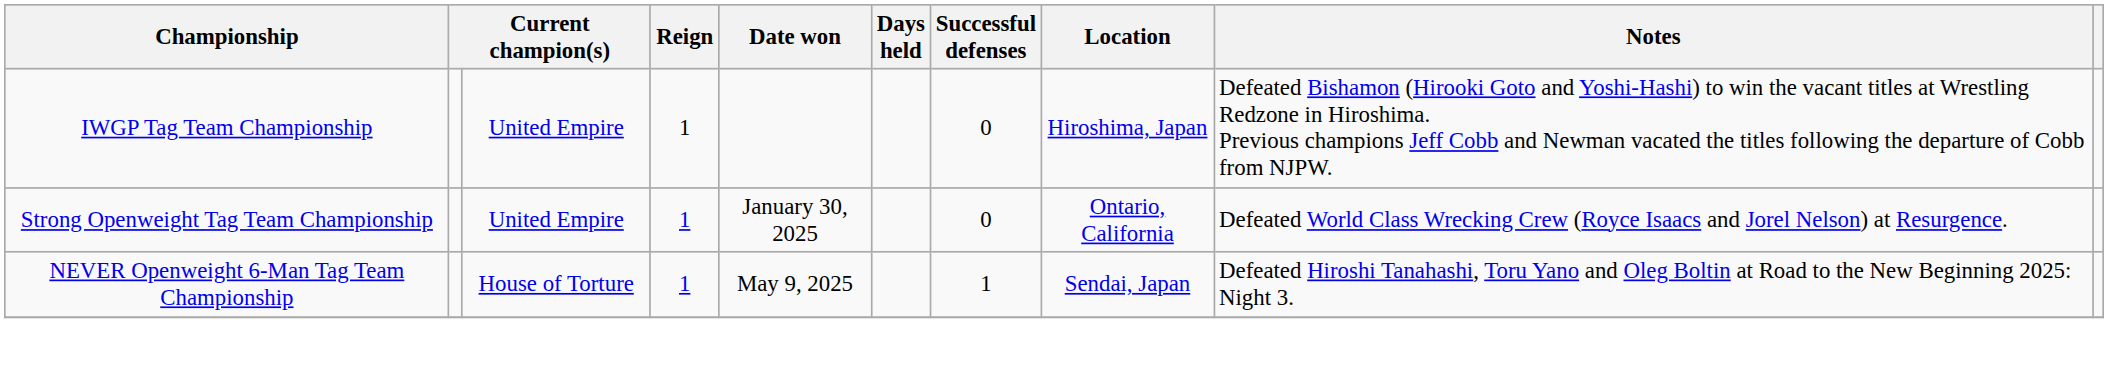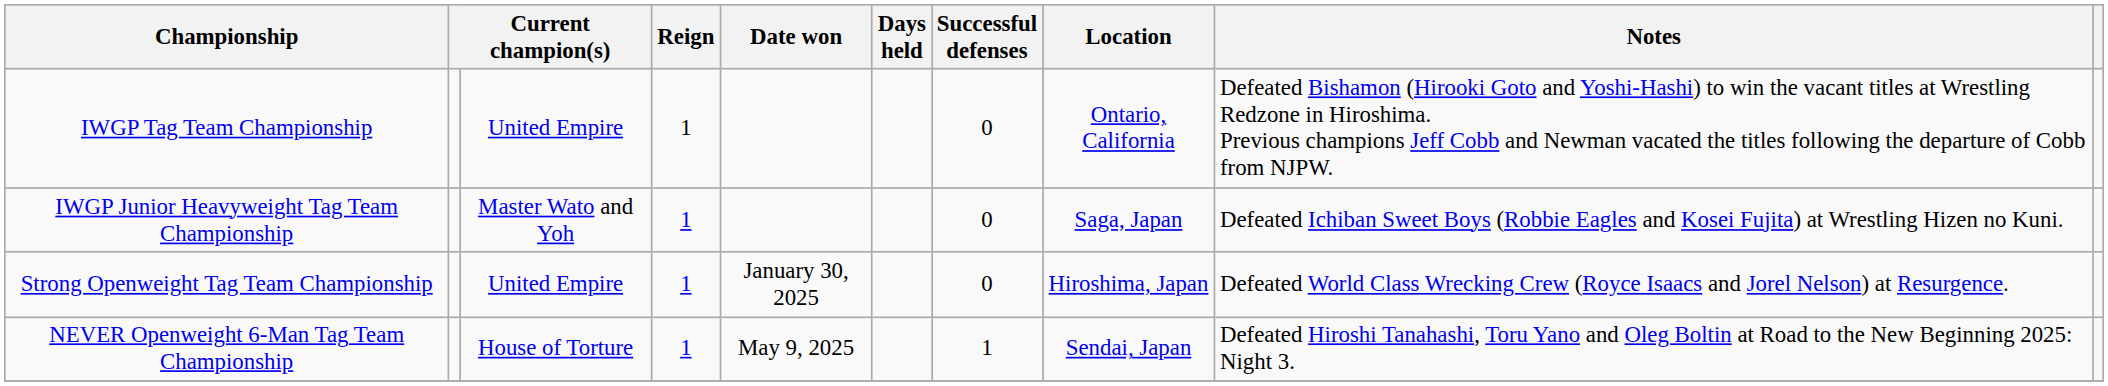(1128, 127) Hiroshima, Japan -> (1129, 127) Ontario, California
+ row: (227, 219)
(1128, 219) Ontario, California -> (1129, 283) Hiroshima, Japan
